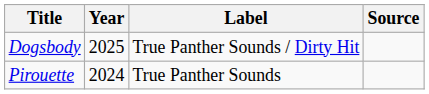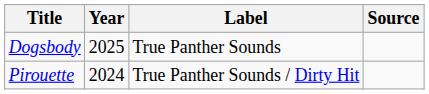(246, 46) True Panther Sounds / Dirty Hit -> (207, 46) True Panther Sounds
(207, 74) True Panther Sounds -> (246, 74) True Panther Sounds / Dirty Hit
